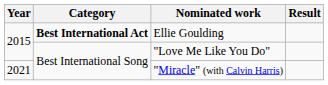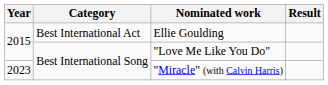(92, 32) bold -> (88, 32) normal
(19, 70) 2021 -> (19, 70) 2023
